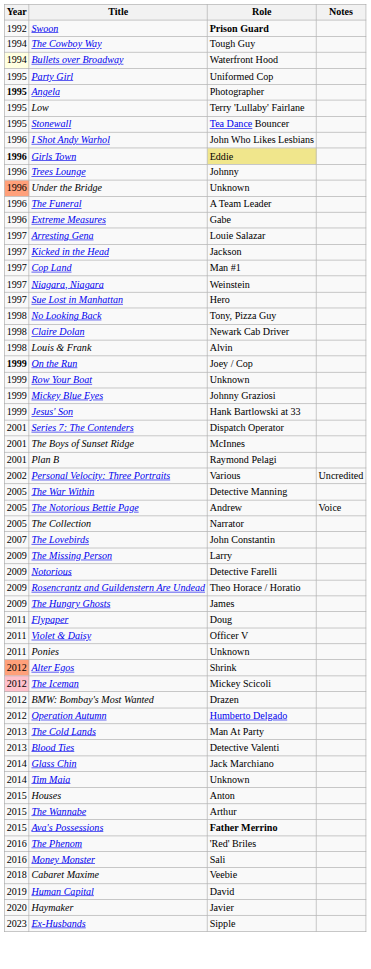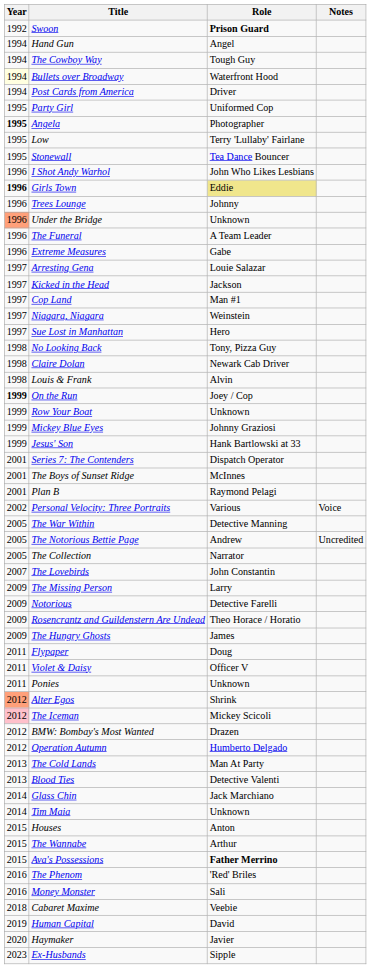+ row: (53, 44)
+ row: (83, 92)
(341, 476) Uncredited -> (330, 508) Voice
(330, 508) Voice -> (341, 540) Uncredited
